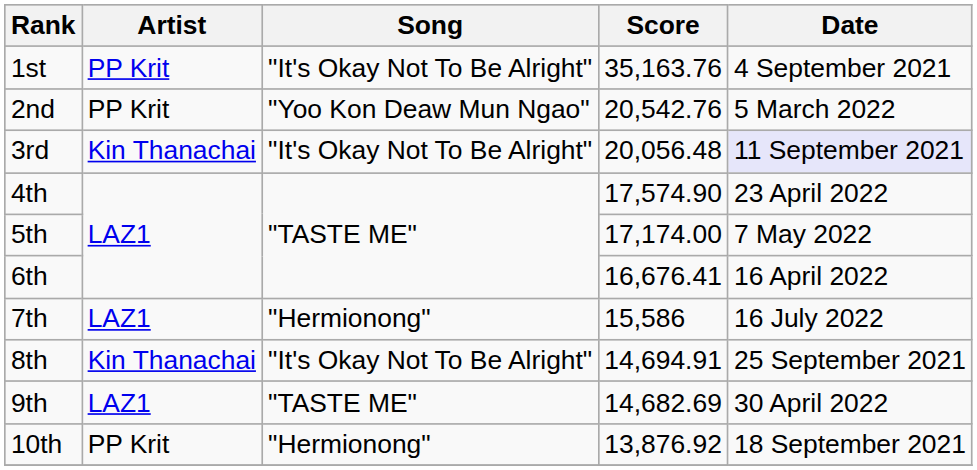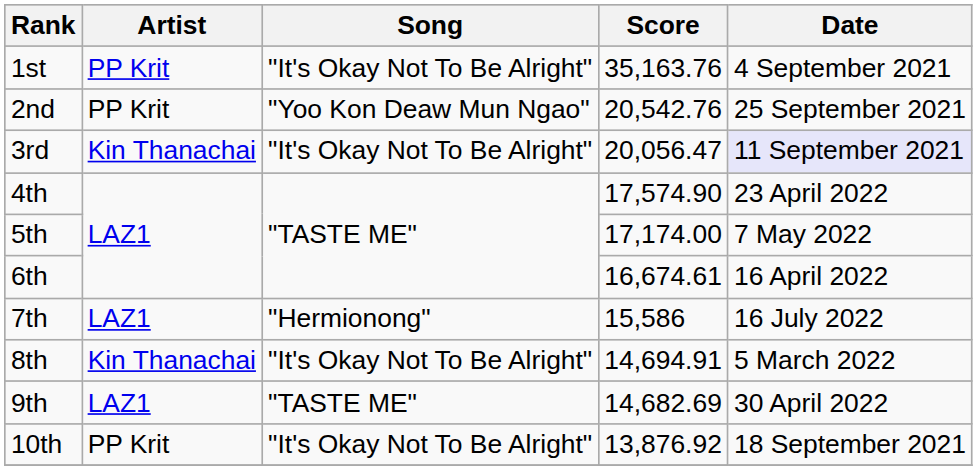(815, 109) 5 March 2022 -> (850, 109) 25 September 2021
(663, 151) 20,056.48 -> (663, 151) 20,056.47
(663, 276) 16,676.41 -> (663, 276) 16,674.61
(850, 360) 25 September 2021 -> (815, 360) 5 March 2022
(349, 444) "Hermionong" -> (430, 444) "It's Okay Not To Be Alright"
